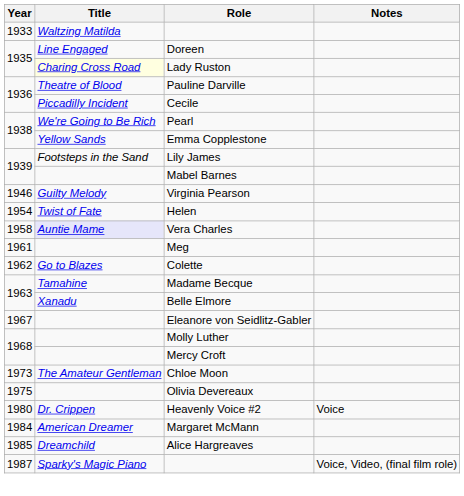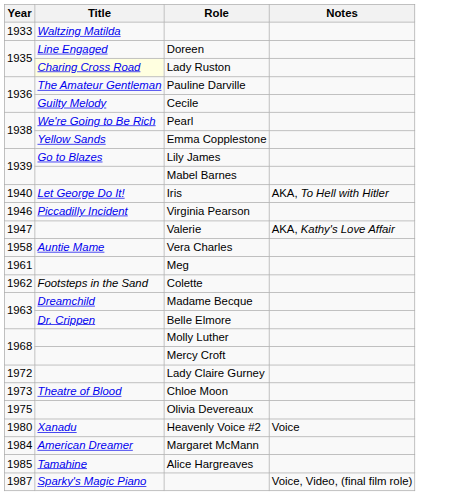(79, 85) Theatre of Blood -> (99, 85) The Amateur Gentleman
(83, 103) Piccadilly Incident -> (72, 103) Guilty Melody
(93, 157) Footsteps in the Sand -> (70, 157) Go to Blazes
+ row: (20, 193)
(72, 193) Guilty Melody -> (83, 211) Piccadilly Incident
+ row: (20, 229)
- row: (20, 211)
(71, 229) lavender background -> (71, 247) no background
(70, 265) Go to Blazes -> (93, 283) Footsteps in the Sand
(62, 283) Tamahine -> (66, 301) Dreamchild
(57, 301) Xanadu -> (66, 319) Dr. Crippen
- row: (20, 319)
+ row: (20, 373)
(99, 373) The Amateur Gentleman -> (79, 391) Theatre of Blood
(66, 409) Dr. Crippen -> (57, 427) Xanadu
(66, 445) Dreamchild -> (62, 463) Tamahine
